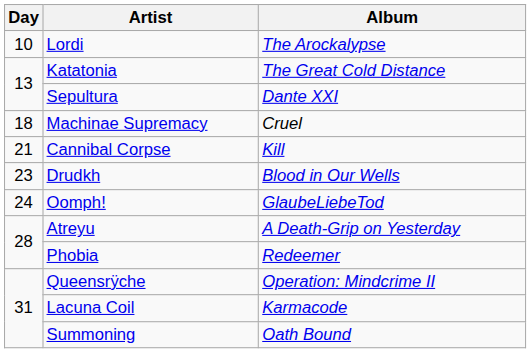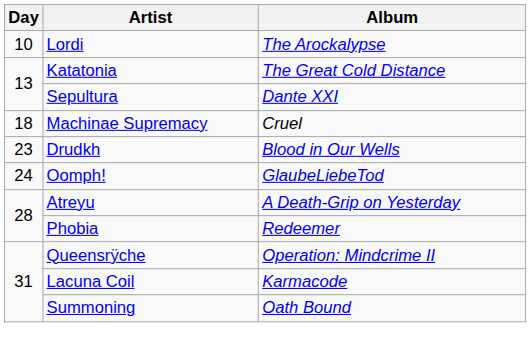- row: (109, 149)
